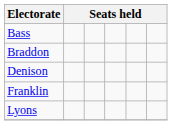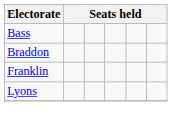- row: (27, 71)
